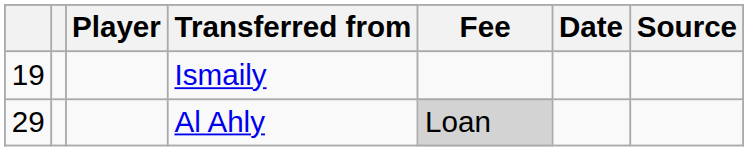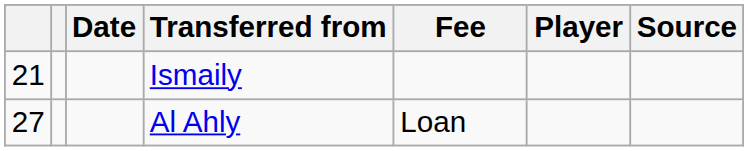columns swapped: (116, 27) <-> (591, 27)
(28, 74) 19 -> (28, 74) 21
(28, 121) 29 -> (28, 121) 27
(458, 121) lightgrey background -> (433, 121) no background
